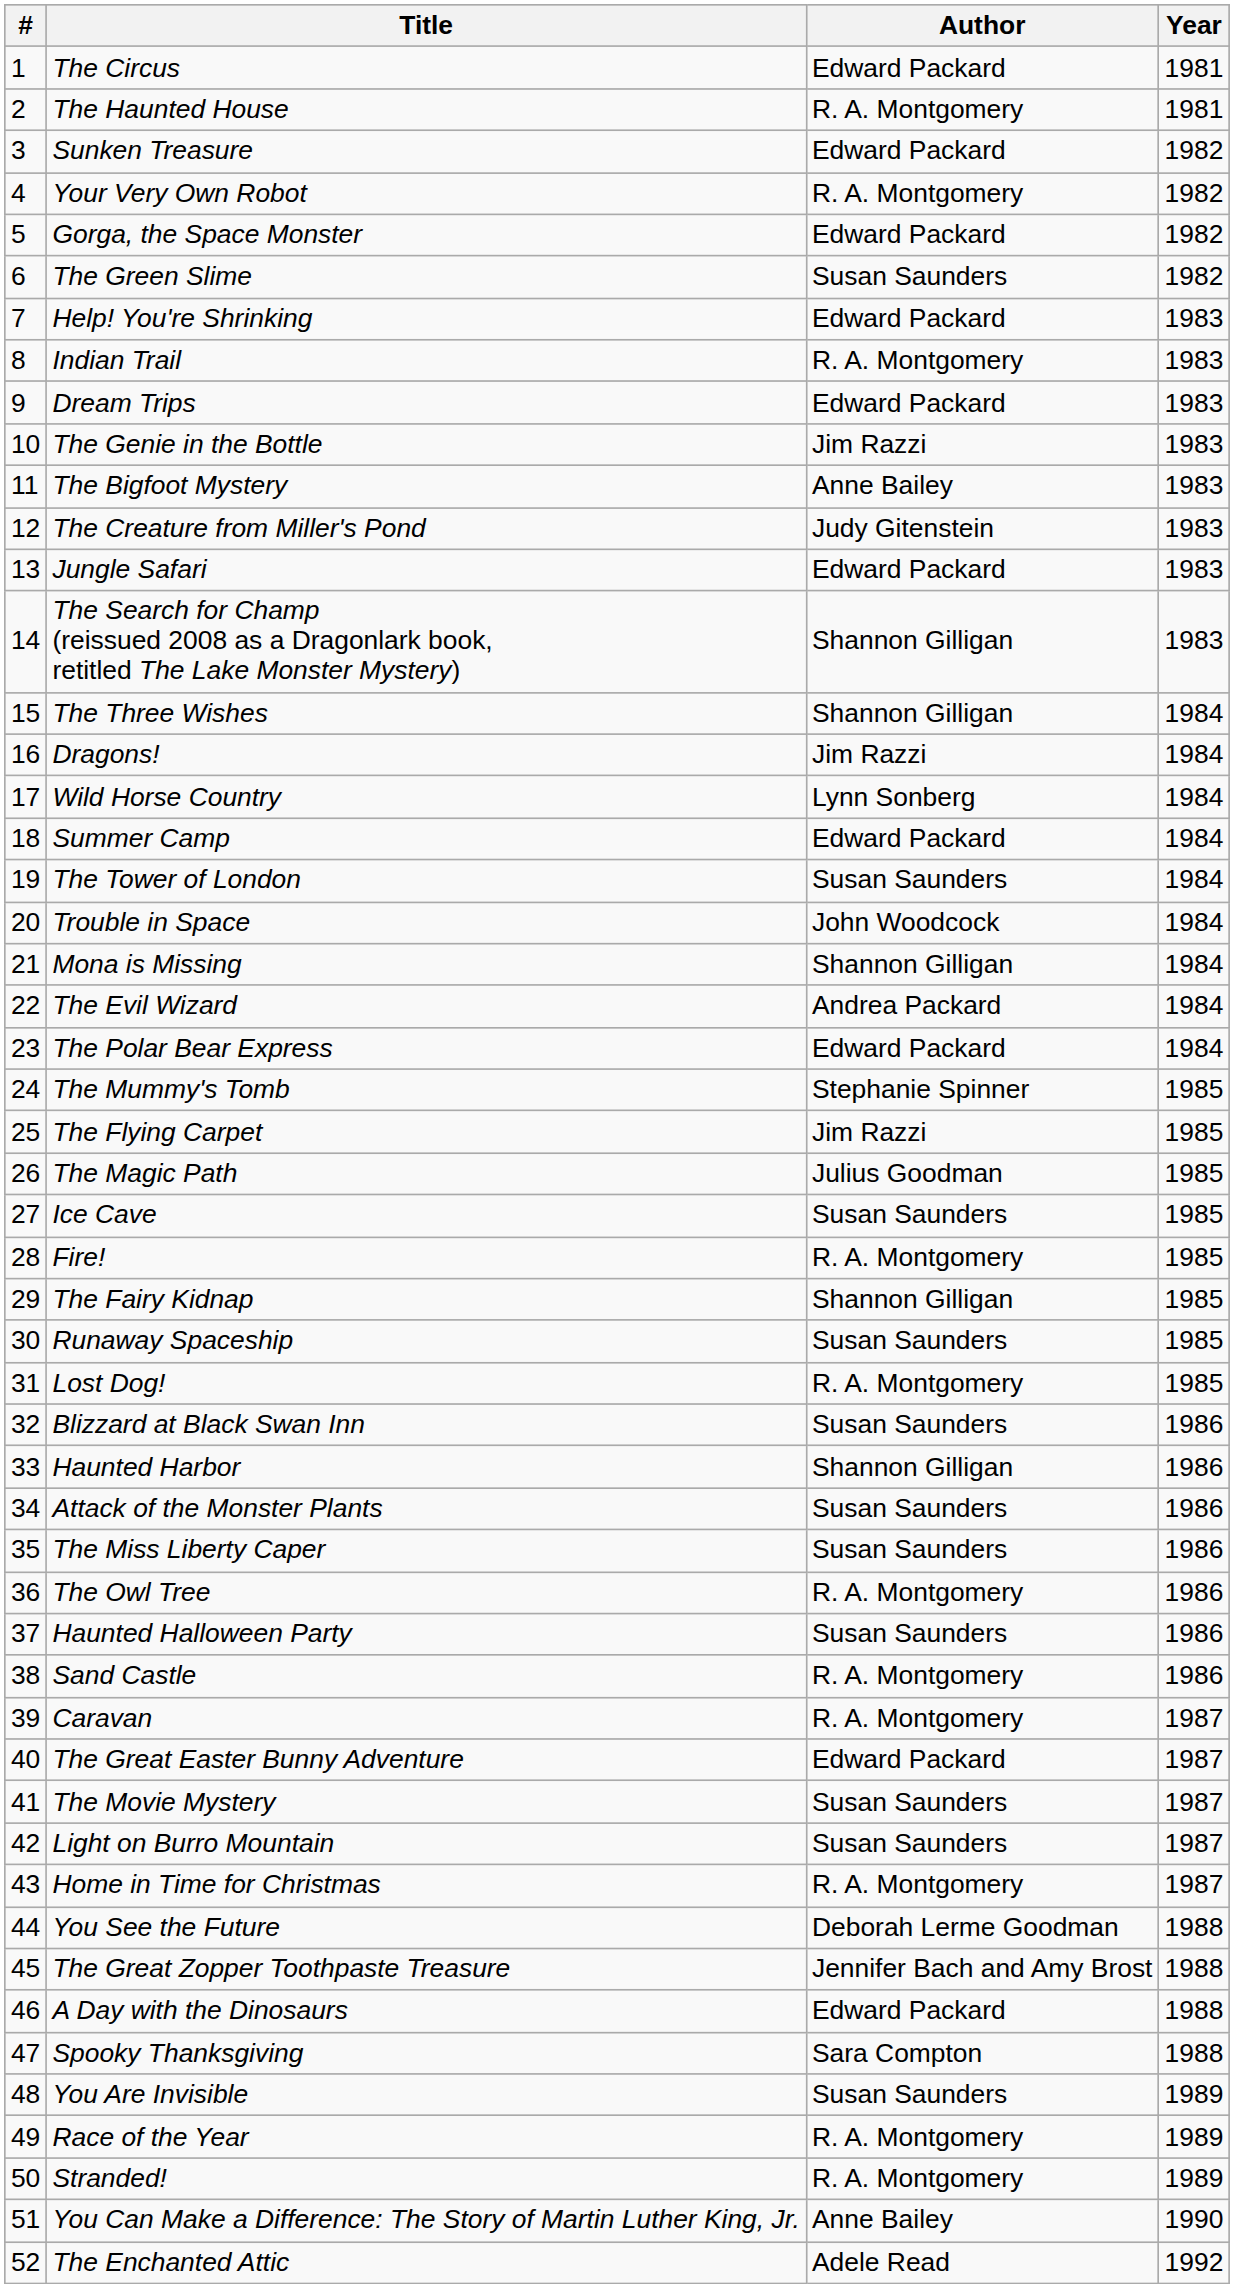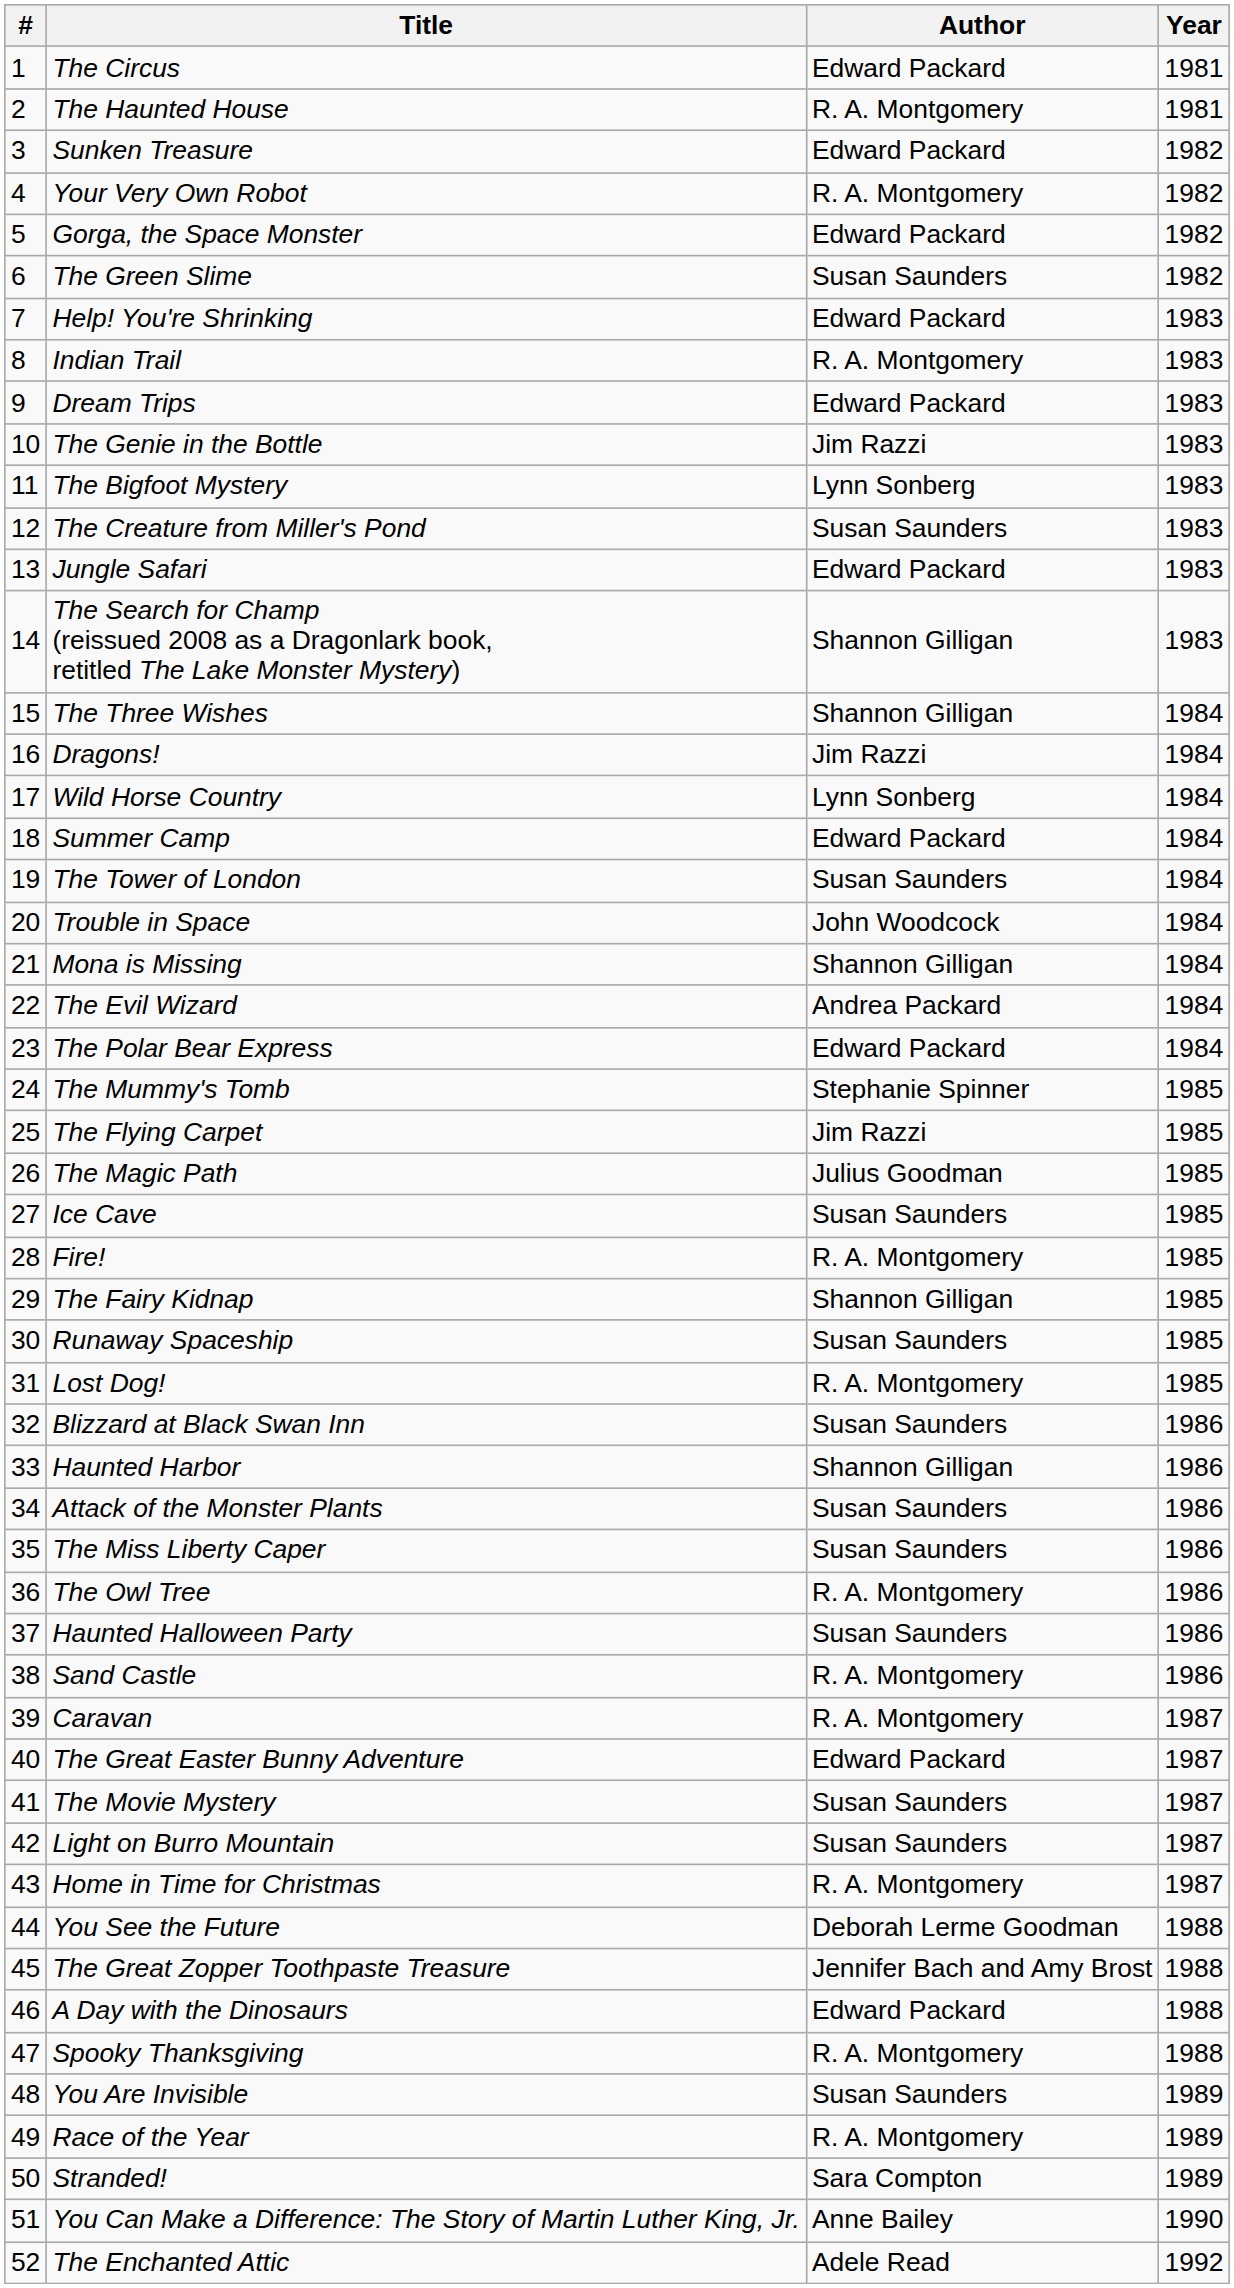(882, 485) Anne Bailey -> (894, 485) Lynn Sonberg
(903, 527) Judy Gitenstein -> (910, 527) Susan Saunders
(897, 2052) Sara Compton -> (918, 2052) R. A. Montgomery
(918, 2178) R. A. Montgomery -> (897, 2178) Sara Compton
